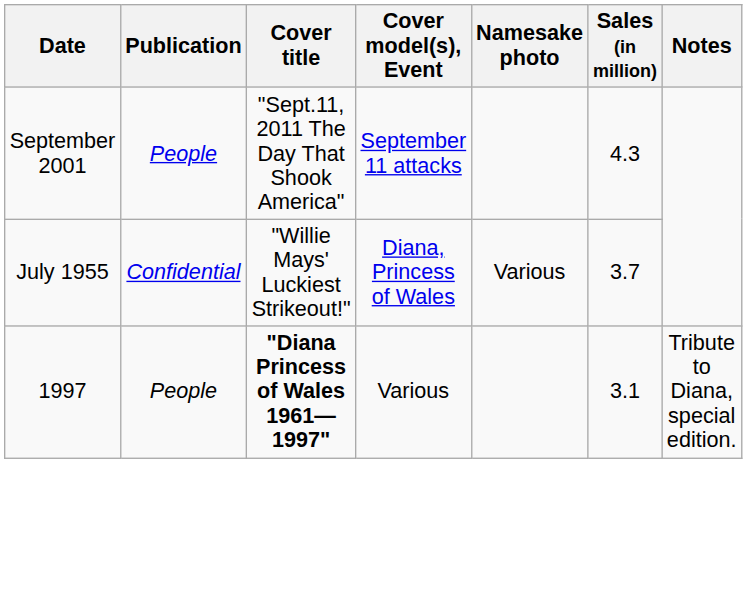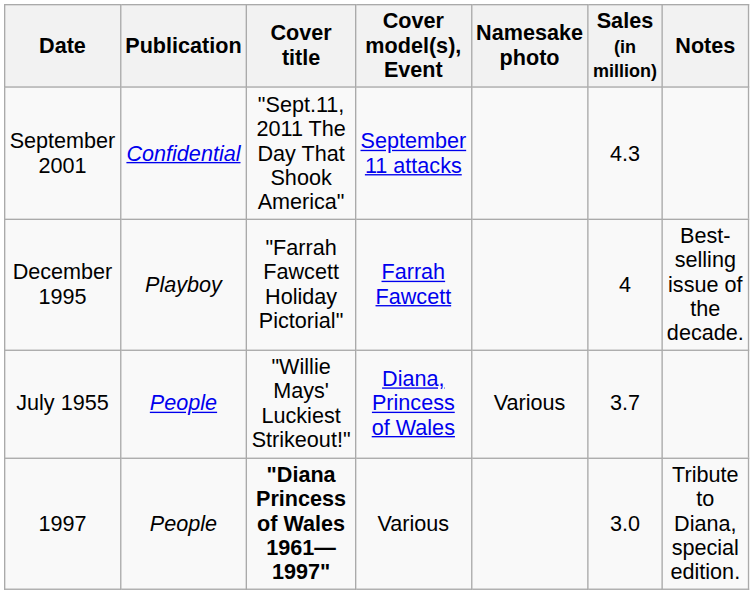(183, 153) People -> (183, 153) Confidential
+ row: (62, 284)
(183, 272) Confidential -> (183, 403) People
(625, 391) 3.1 -> (625, 523) 3.0
